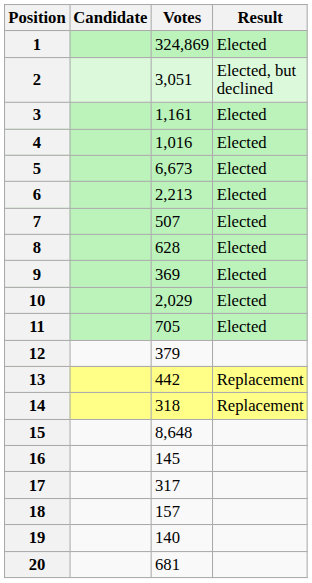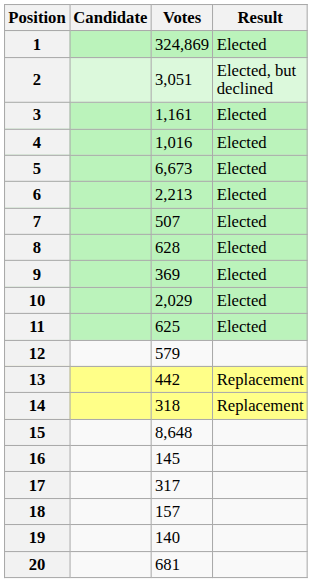(167, 326) 705 -> (167, 326) 625
(167, 353) 379 -> (167, 353) 579
